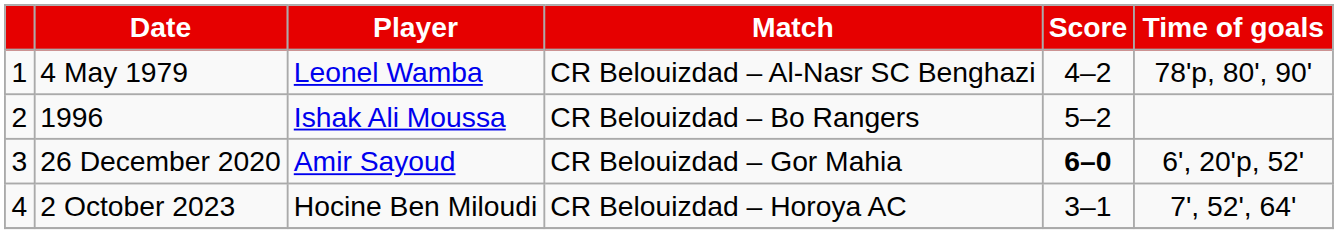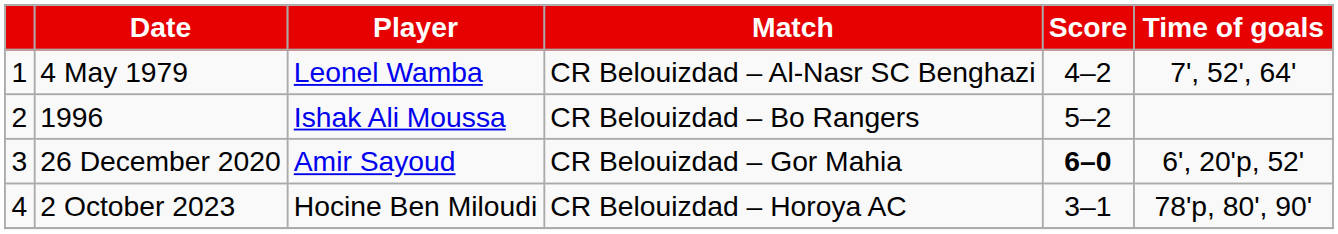(1233, 72) 78'p, 80', 90' -> (1233, 72) 7', 52', 64'
(1233, 207) 7', 52', 64' -> (1233, 207) 78'p, 80', 90'
